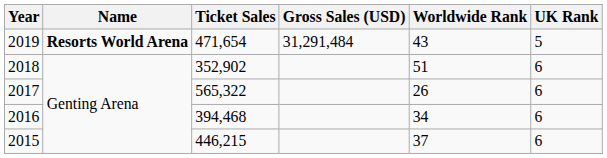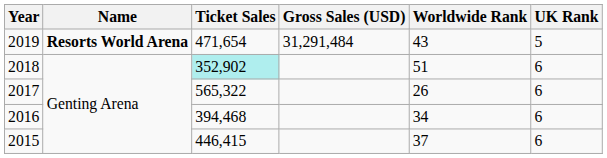(221, 66) no background -> (221, 66) paleturquoise background
(221, 141) 446,215 -> (221, 141) 446,415
